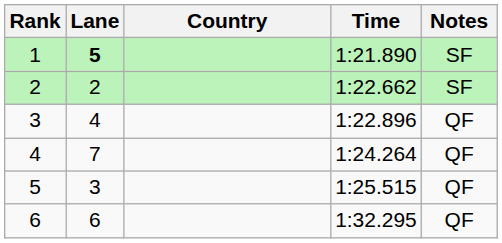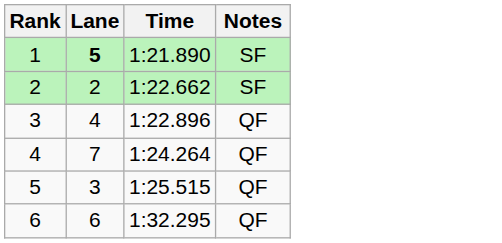- column: (227, 21)
